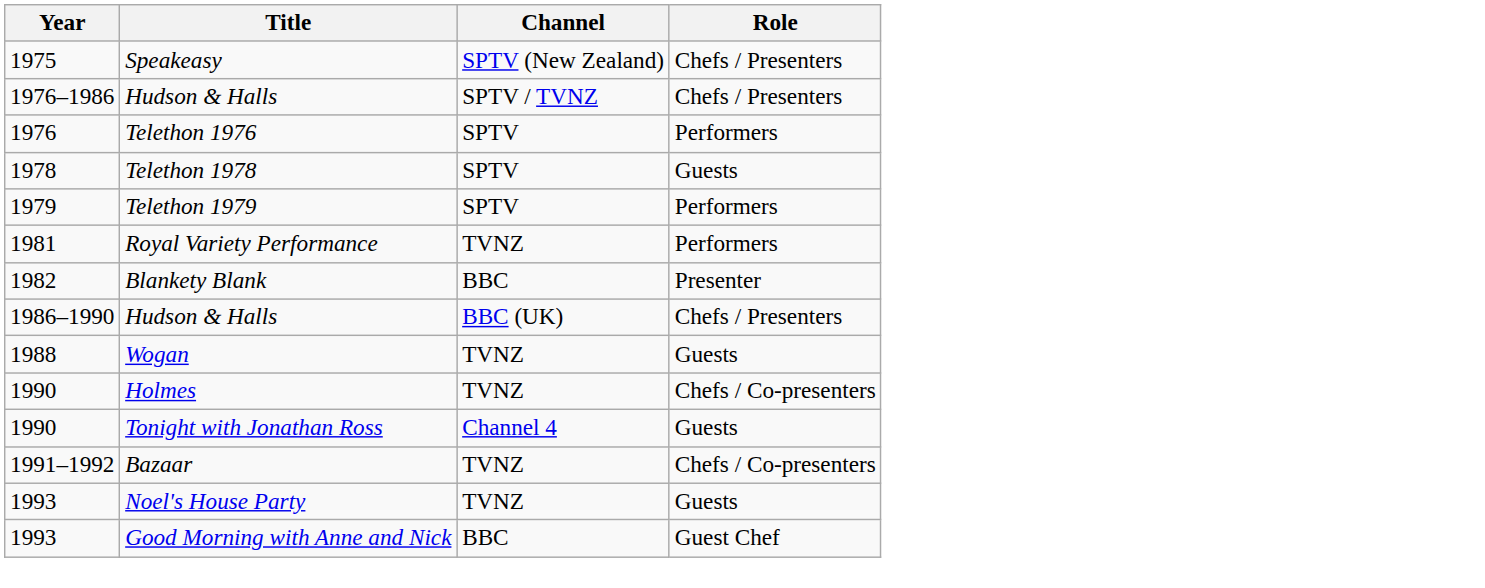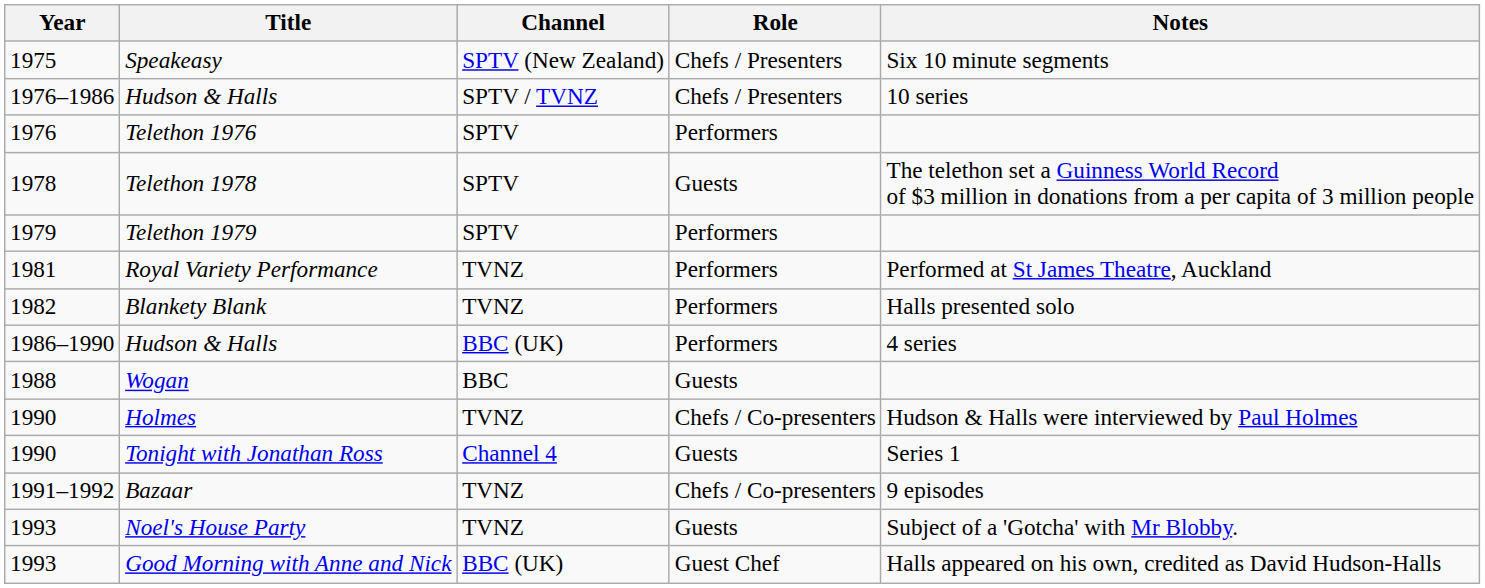+ column: (1180, 22)
(485, 280) BBC -> (493, 306) TVNZ
(718, 280) Presenter -> (726, 306) Performers
(758, 317) Chefs / Presenters -> (726, 343) Performers
(493, 354) TVNZ -> (485, 380) BBC
(485, 538) BBC -> (513, 564) BBC (UK)
